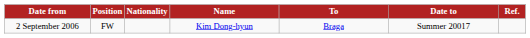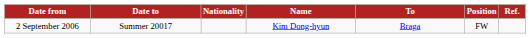columns swapped: (107, 12) <-> (443, 12)
